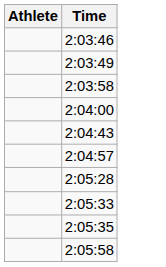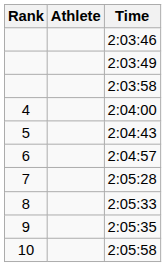+ column: (26, 16)
